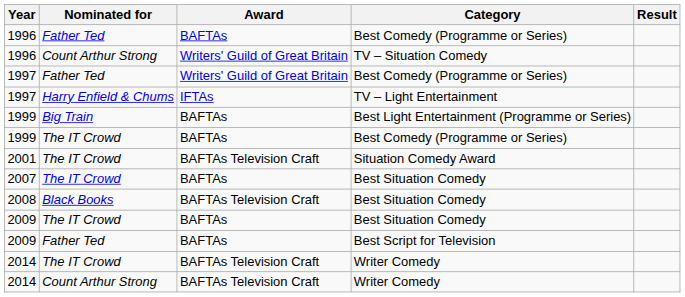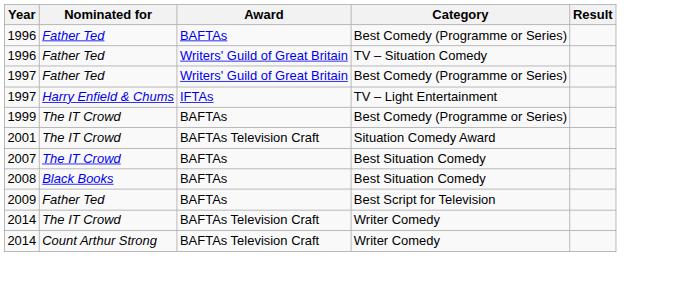(100, 55) Count Arthur Strong -> (73, 55) Father Ted
- row: (22, 117)
(250, 199) BAFTAs Television Craft -> (204, 179) BAFTAs
- row: (22, 220)
